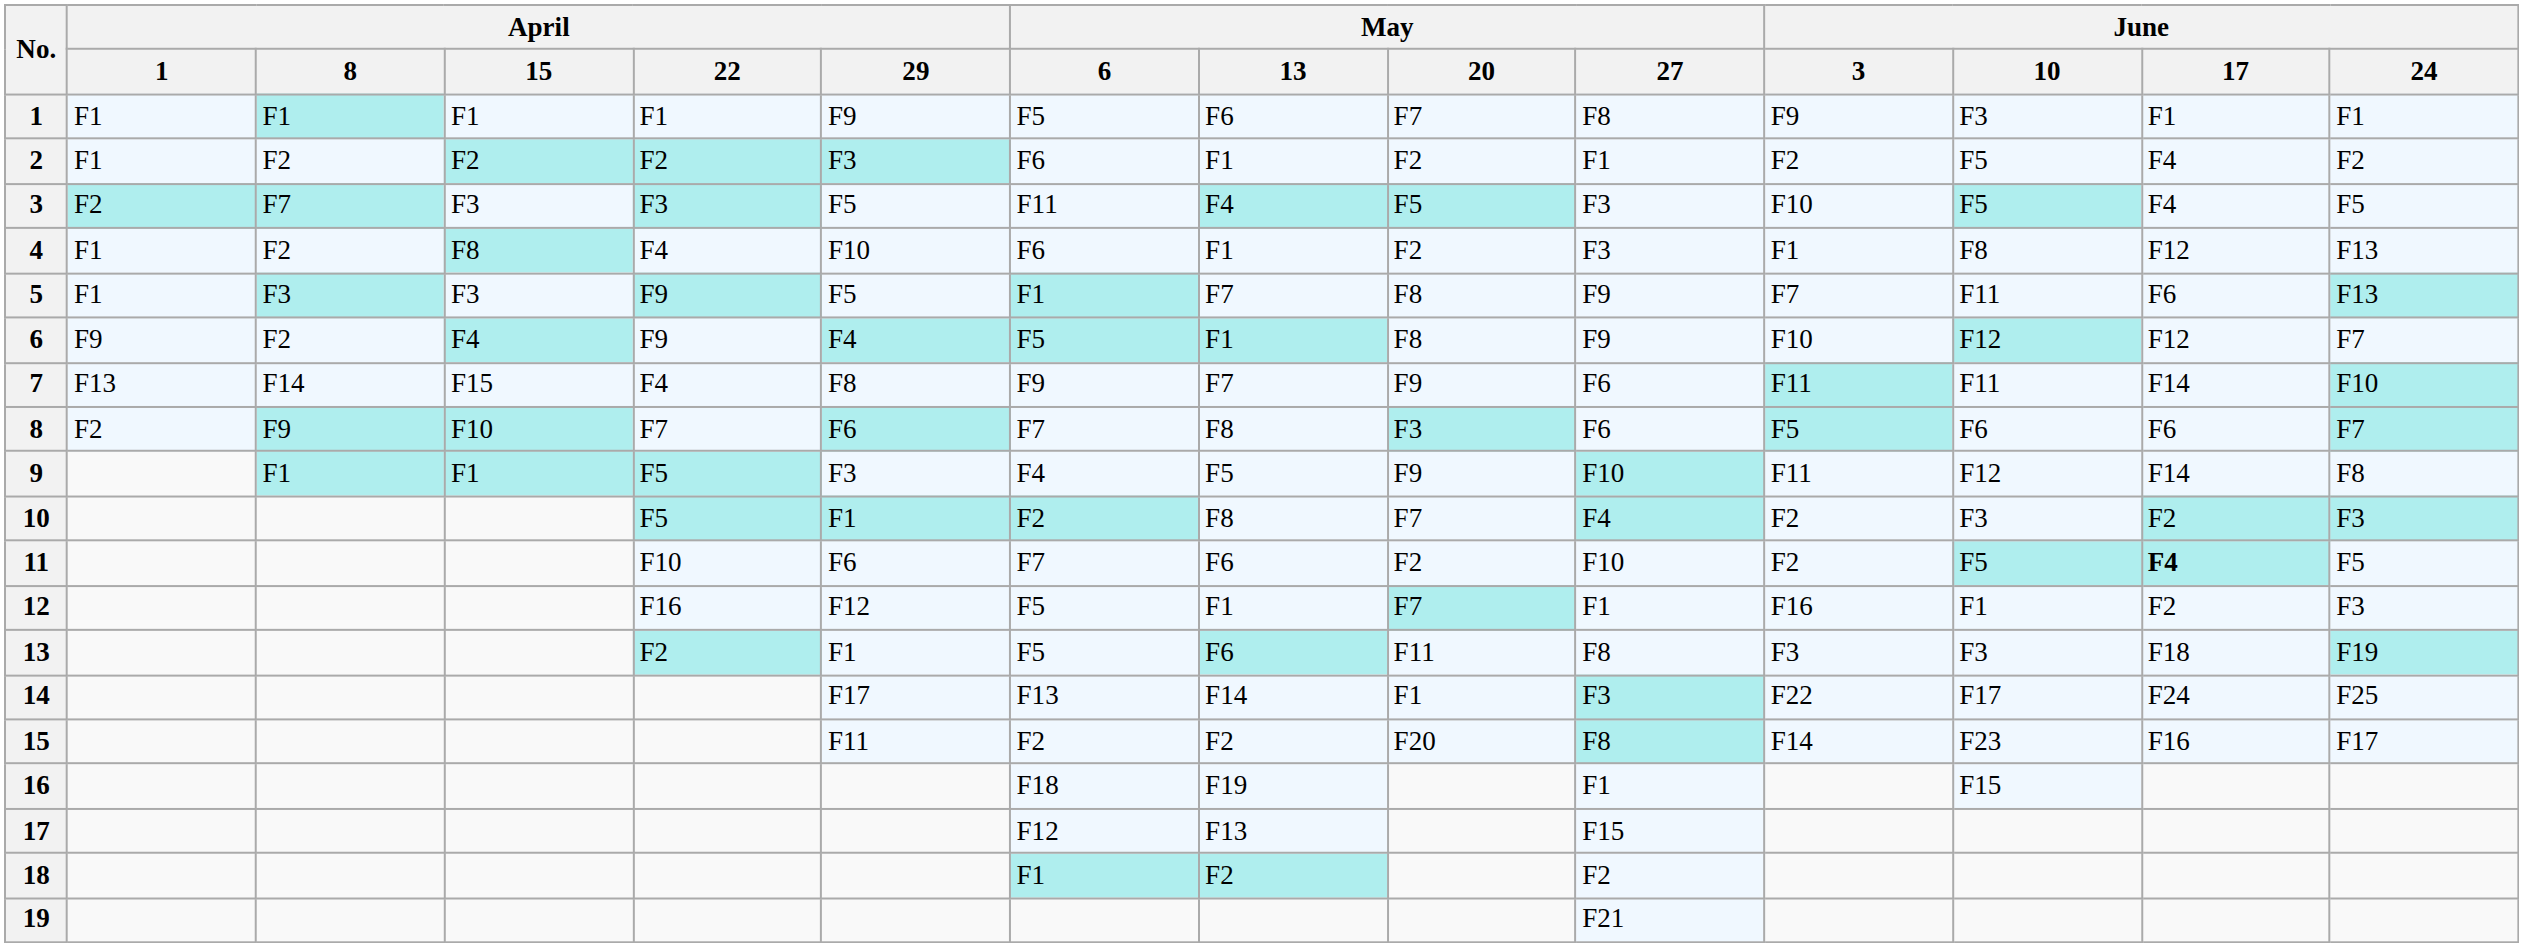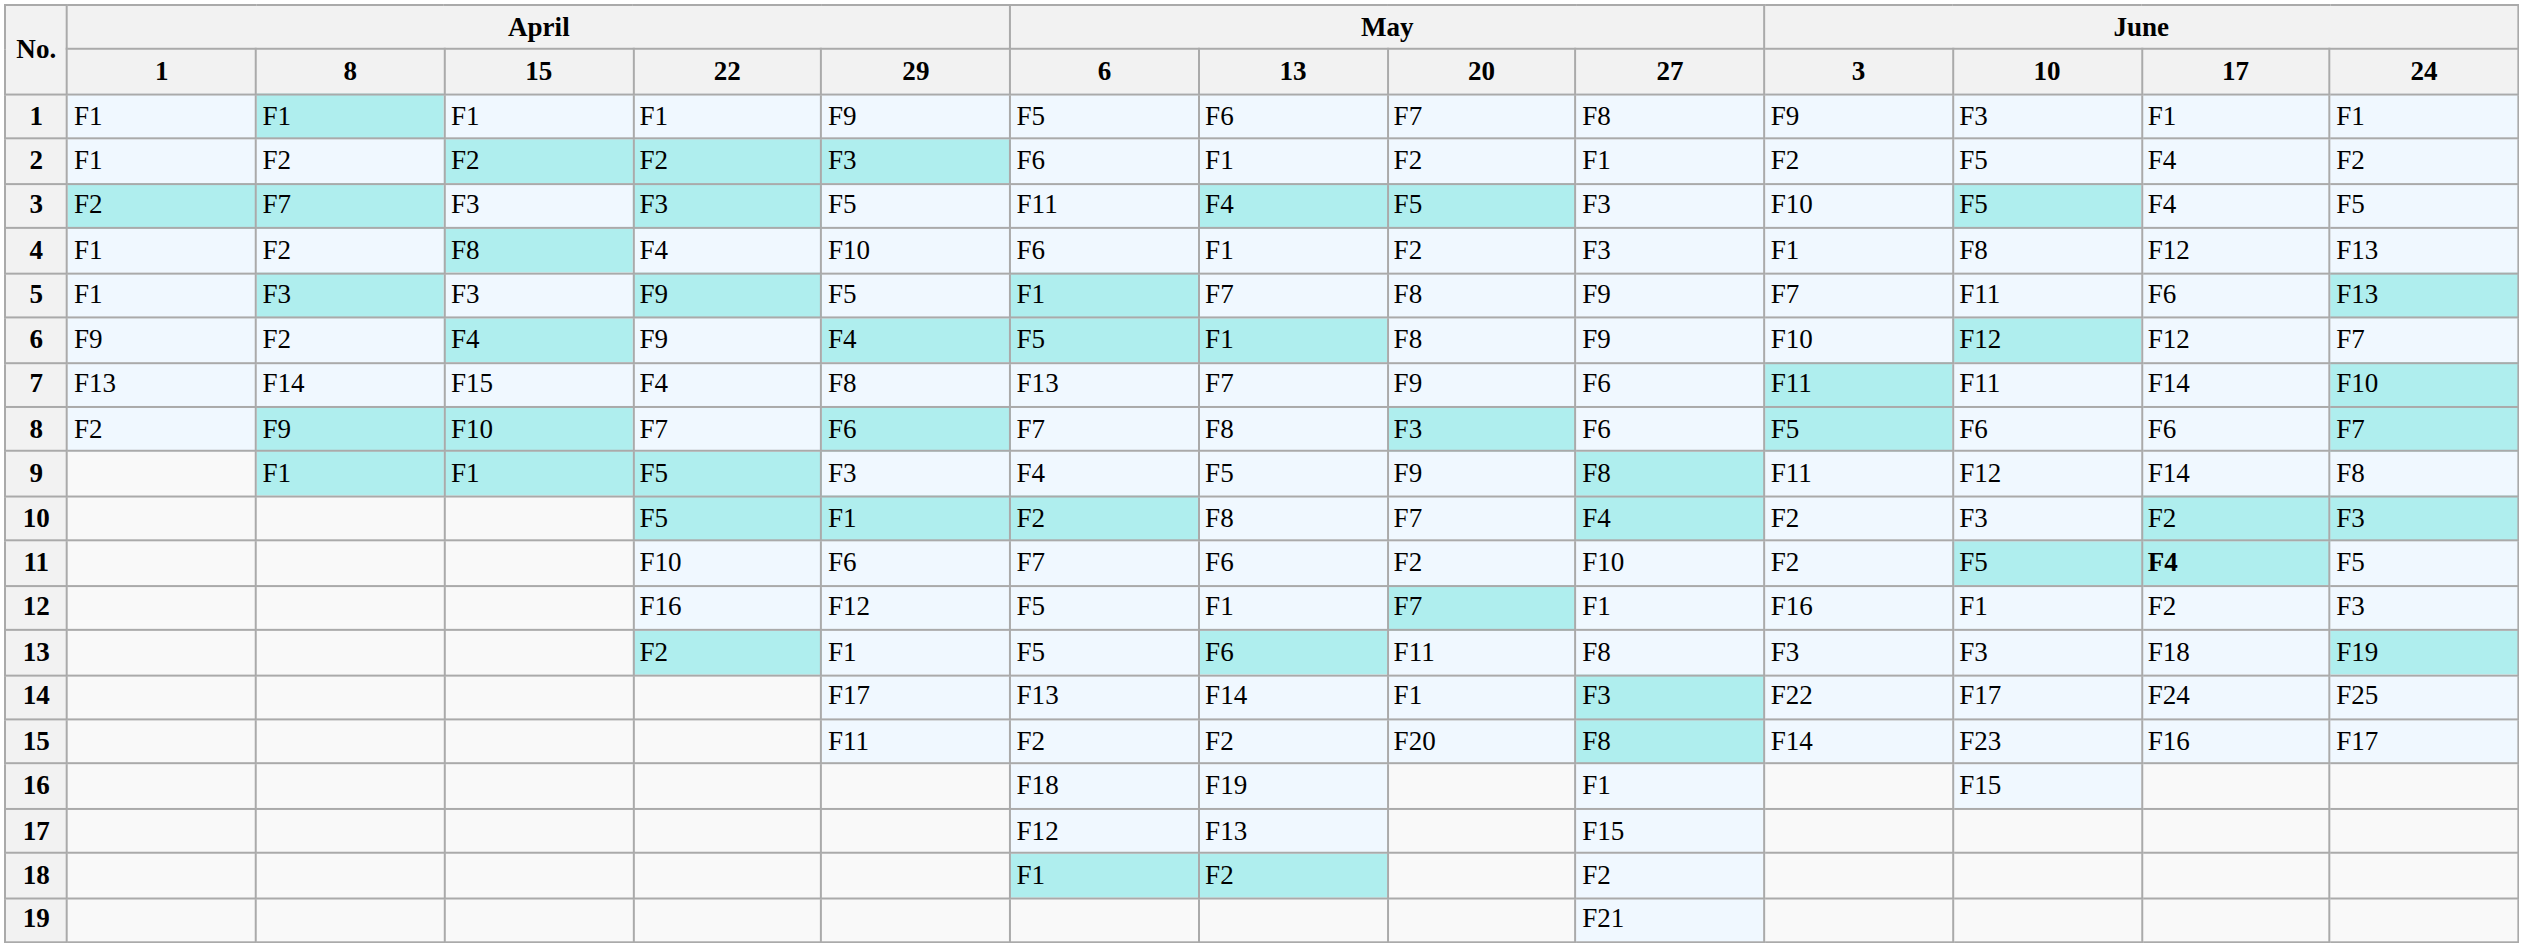(1031, 383) F9 -> (1038, 383) F13
(1603, 472) F10 -> (1596, 472) F8
